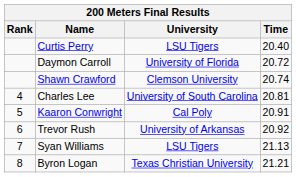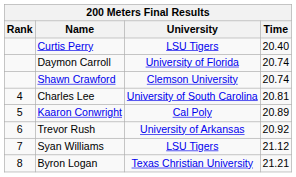(276, 63) 20.72 -> (276, 63) 20.74
(276, 113) 20.91 -> (276, 113) 20.89
(276, 146) 21.13 -> (276, 146) 21.12
